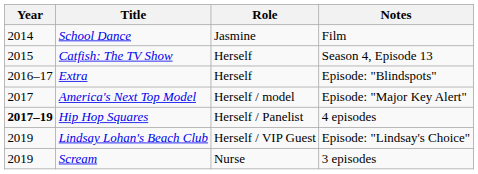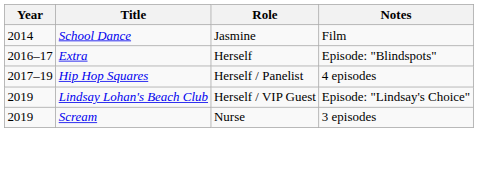- row: (116, 55)
- row: (127, 96)
(30, 117) bold -> (30, 76) normal
